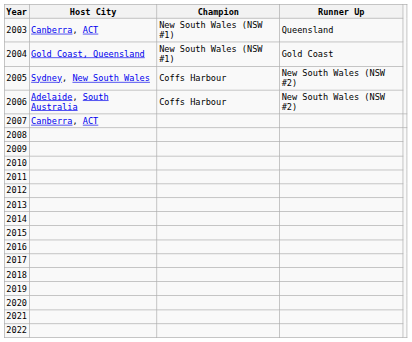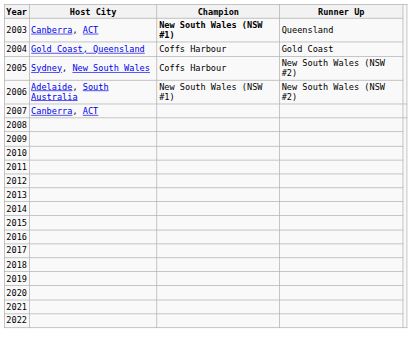(211, 30) normal -> (211, 30) bold
(211, 54) New South Wales (NSW #1) -> (193, 49) Coffs Harbour
(193, 102) Coffs Harbour -> (211, 92) New South Wales (NSW #1)
